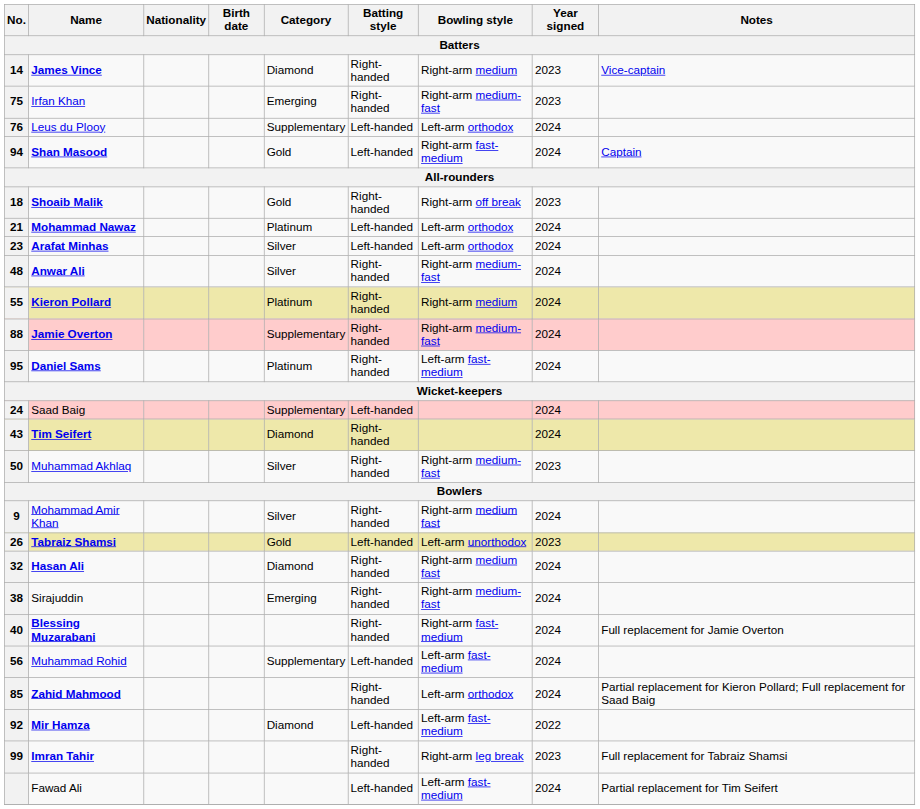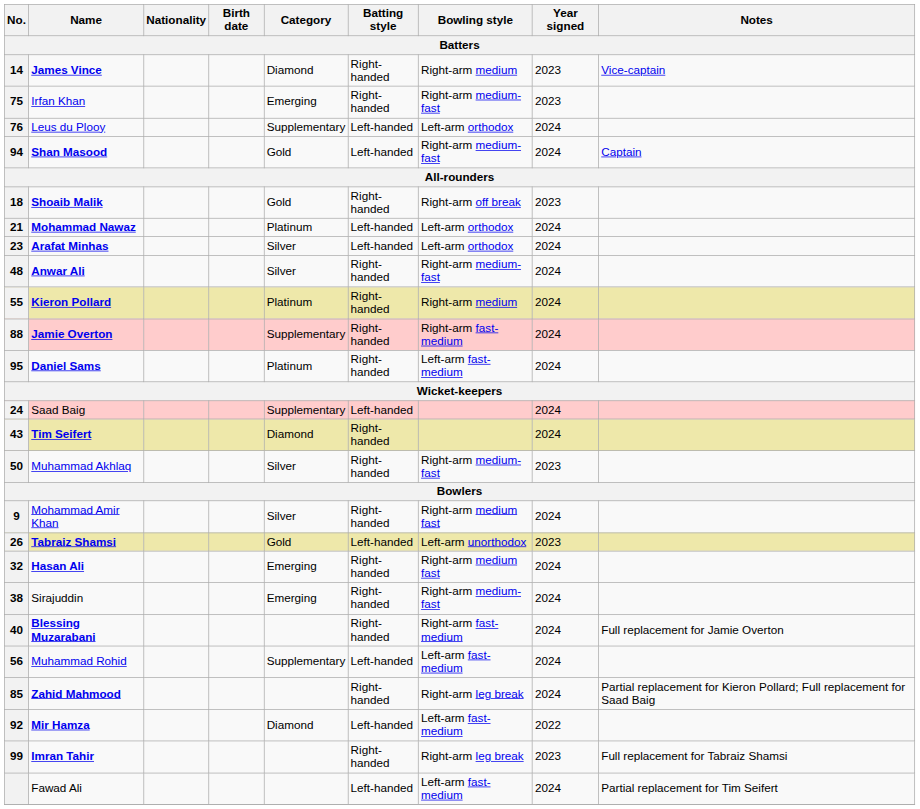(460, 152) Right-arm fast-medium -> (471, 152) Right-arm medium-fast
(471, 334) Right-arm medium-fast -> (460, 334) Right-arm fast-medium
(290, 567) Diamond -> (292, 567) Emerging
(467, 693) Left-arm orthodox -> (472, 693) Right-arm leg break
